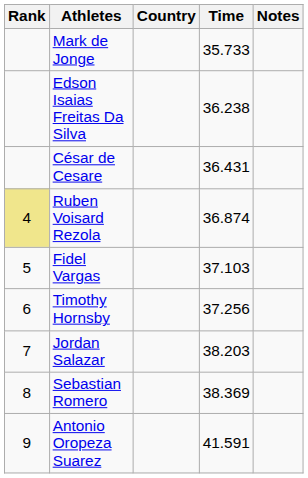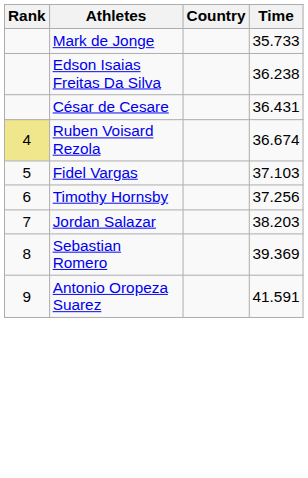- column: (278, 16)
(226, 217) 36.874 -> (276, 140) 36.674
(226, 392) 38.369 -> (276, 254) 39.369
